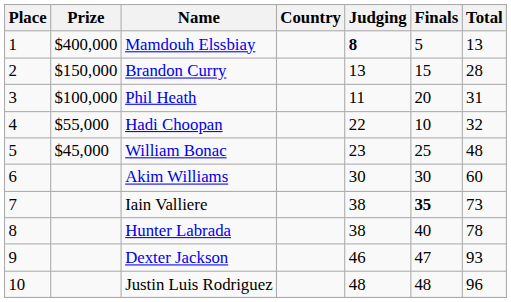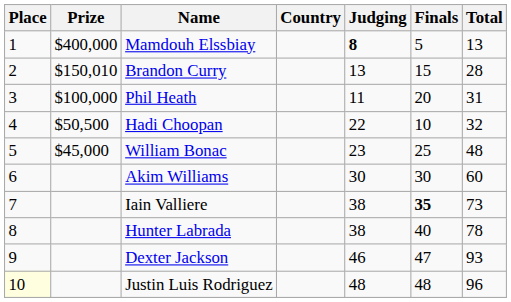(86, 71) $150,000 -> (86, 71) $150,010
(82, 124) $55,000 -> (82, 124) $50,500
(17, 284) no background -> (17, 284) lightyellow background
